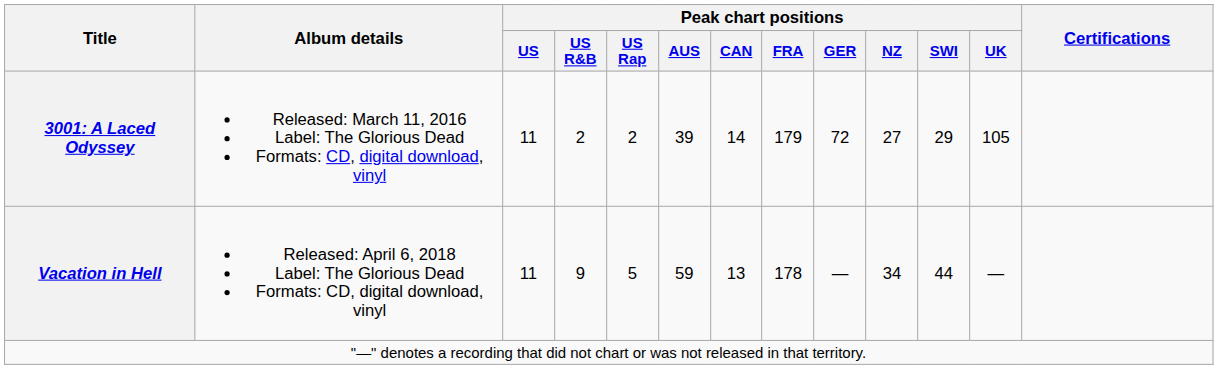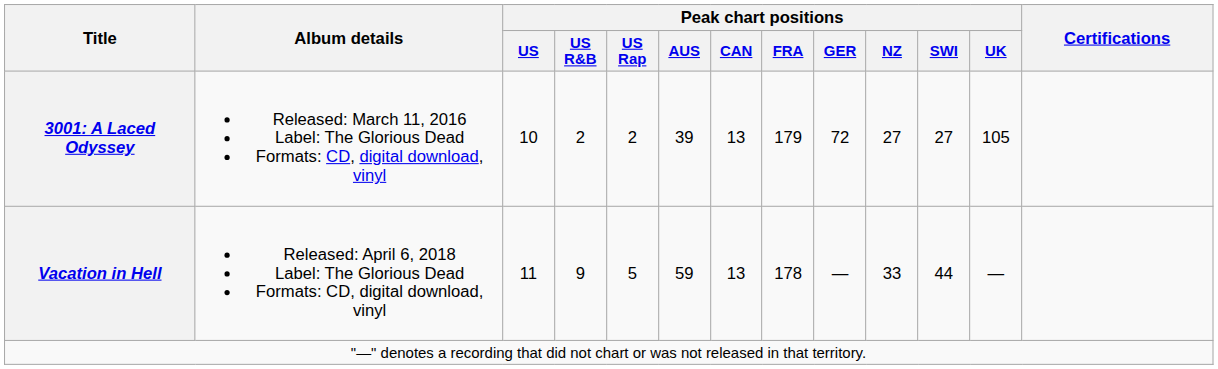(528, 138) 11 -> (528, 138) 10
(736, 138) 14 -> (736, 138) 13
(944, 138) 29 -> (944, 138) 27
(892, 273) 34 -> (892, 273) 33
